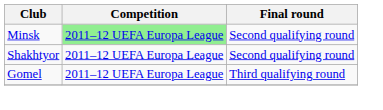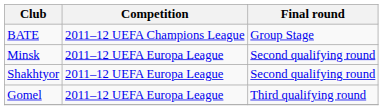+ row: (23, 34)
(144, 34) lightgreen background -> (144, 54) no background
